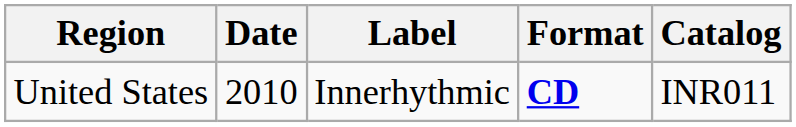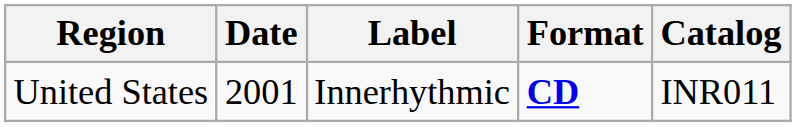(261, 90) 2010 -> (261, 90) 2001
